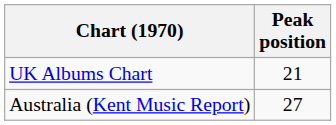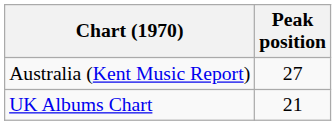rows swapped: (130, 104) <-> (81, 73)
